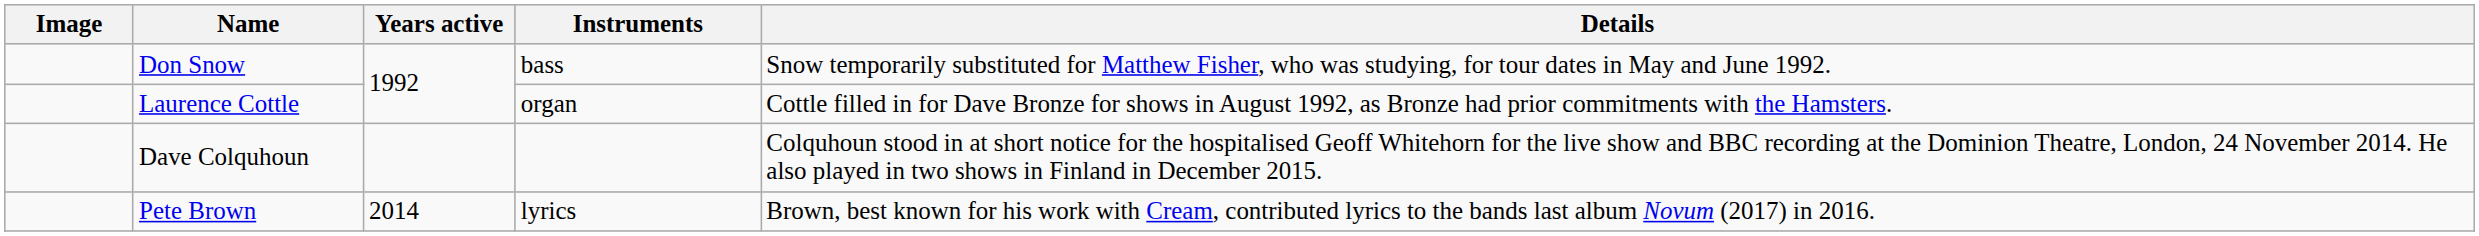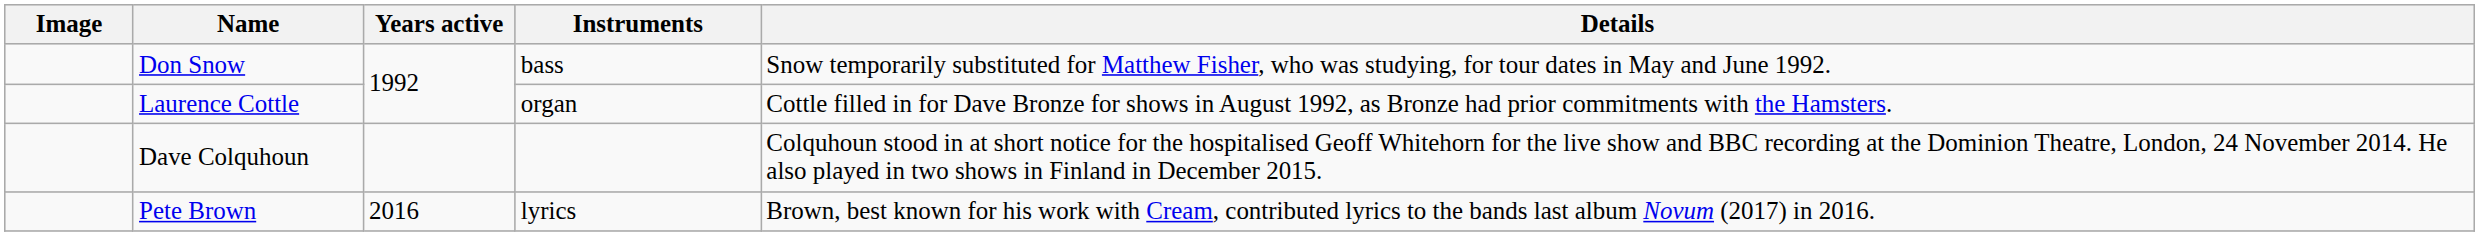(394, 210) 2014 -> (394, 210) 2016
